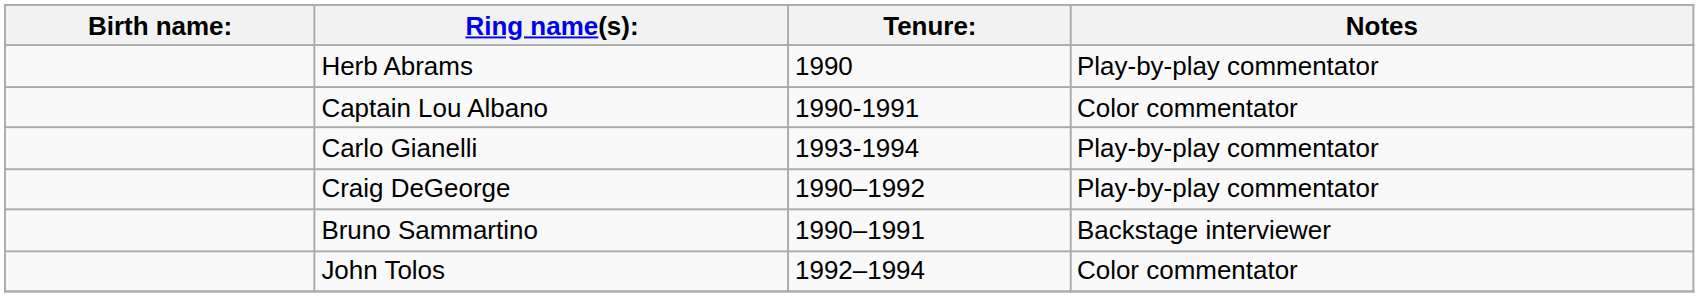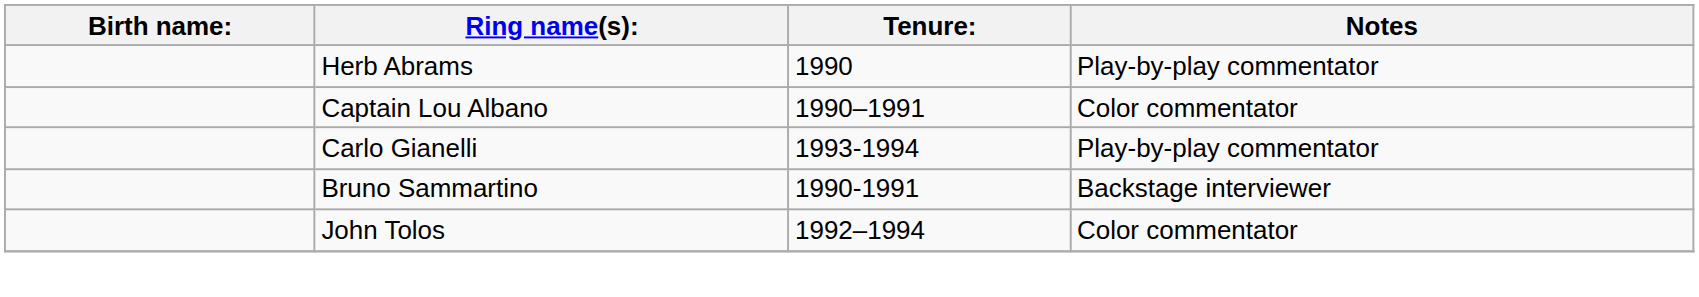(857, 107) 1990-1991 -> (860, 107) 1990–1991
- row: (416, 189)
(860, 230) 1990–1991 -> (857, 189) 1990-1991
